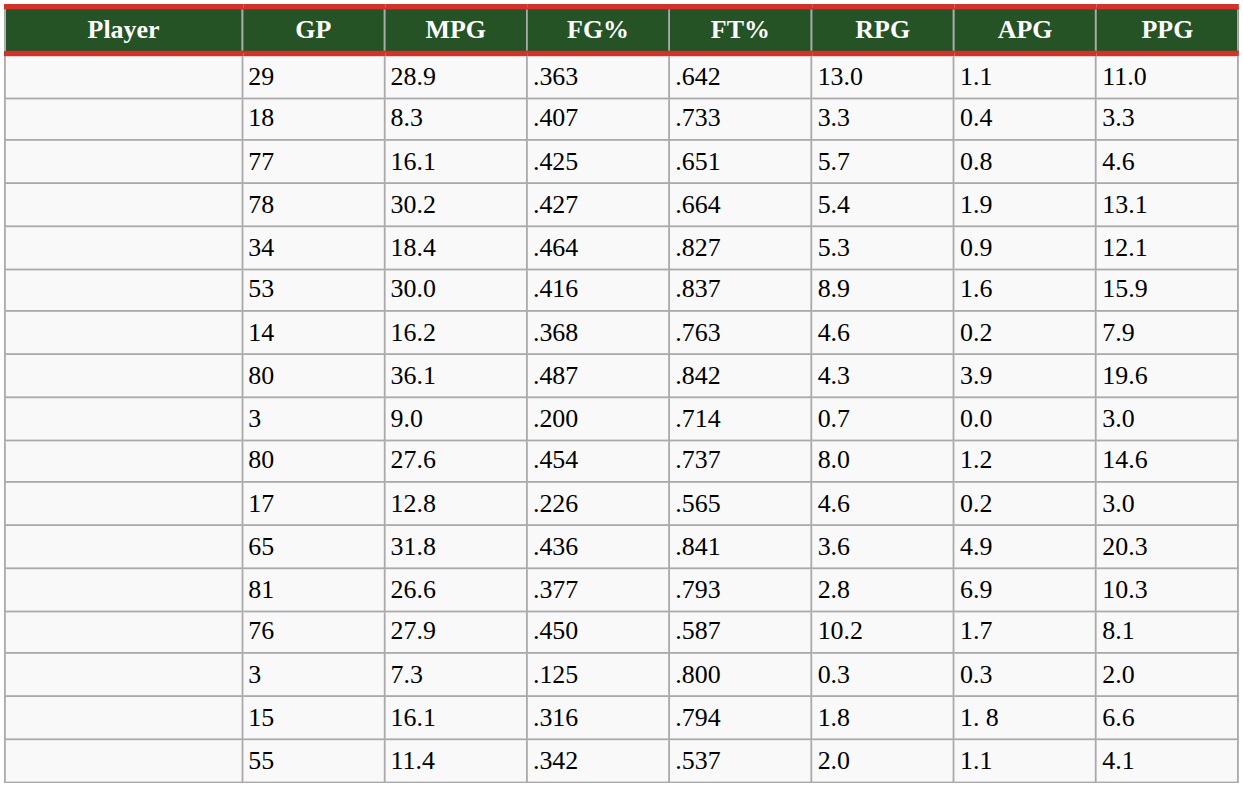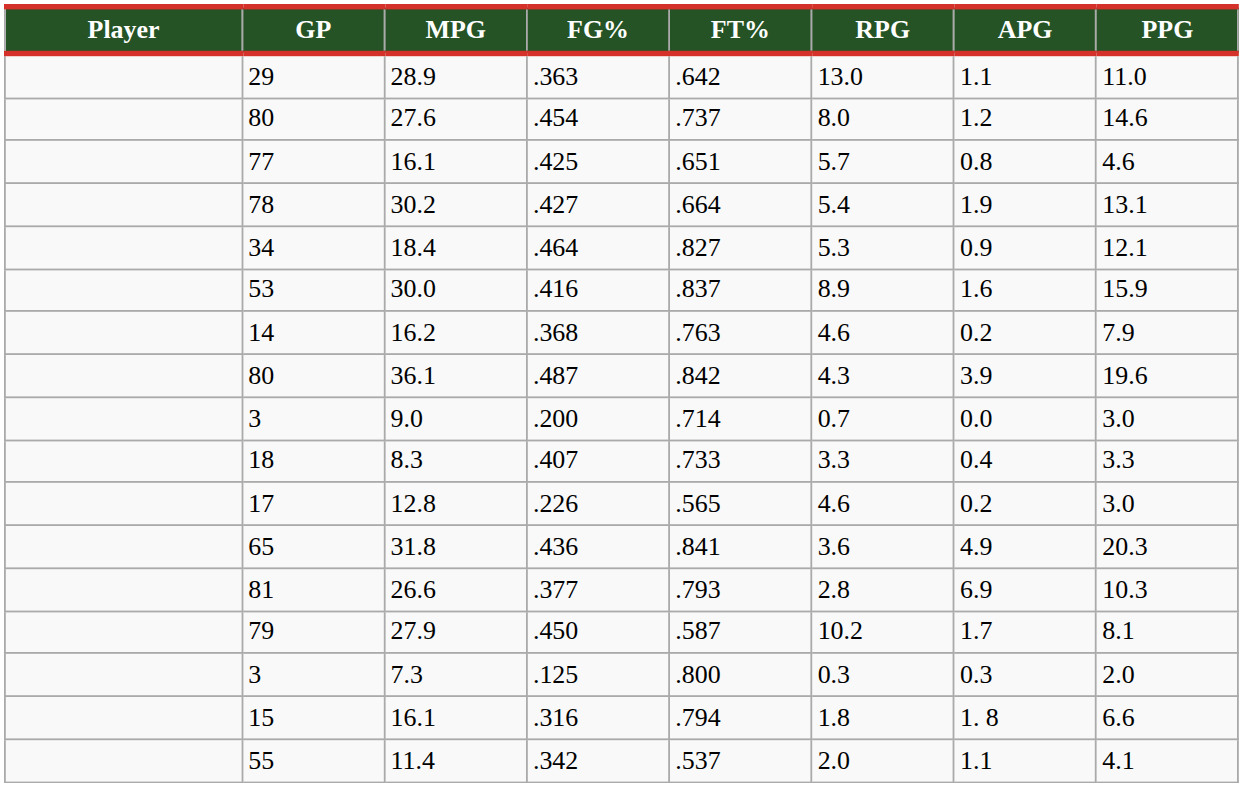rows swapped: (556, 460) <-> (556, 118)
(261, 631) 76 -> (261, 631) 79
